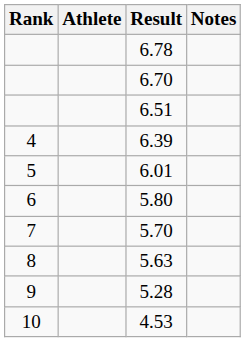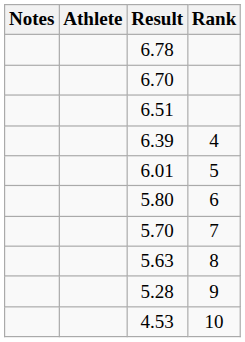columns swapped: (31, 19) <-> (214, 19)
